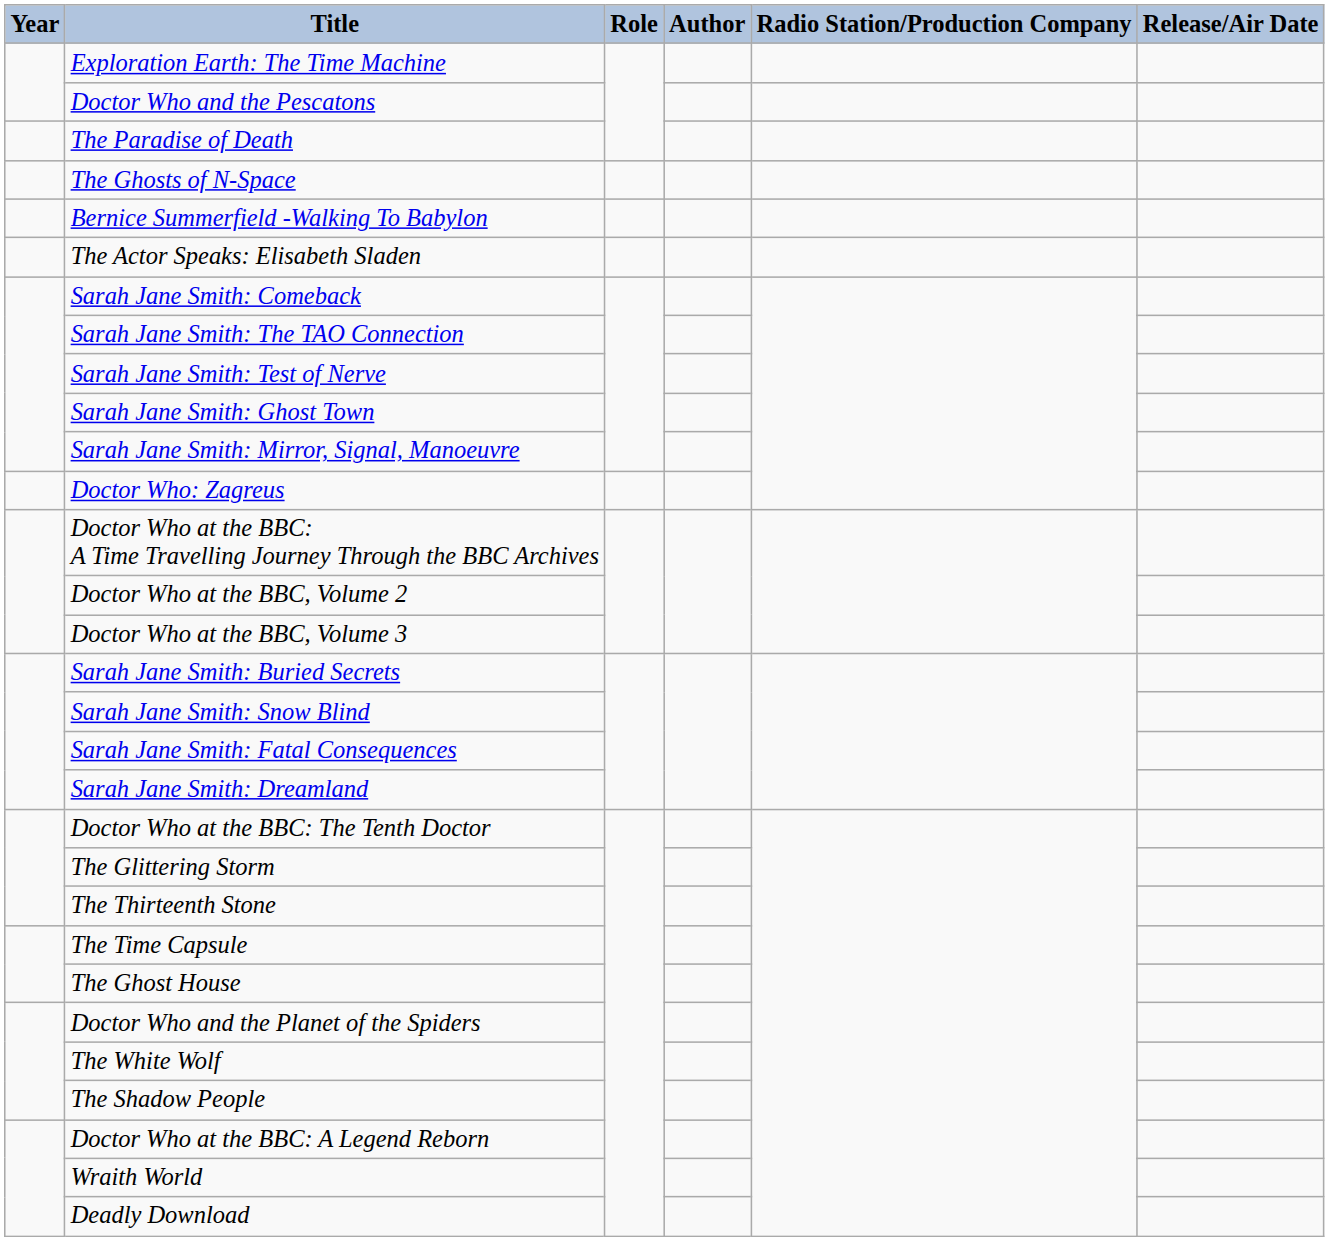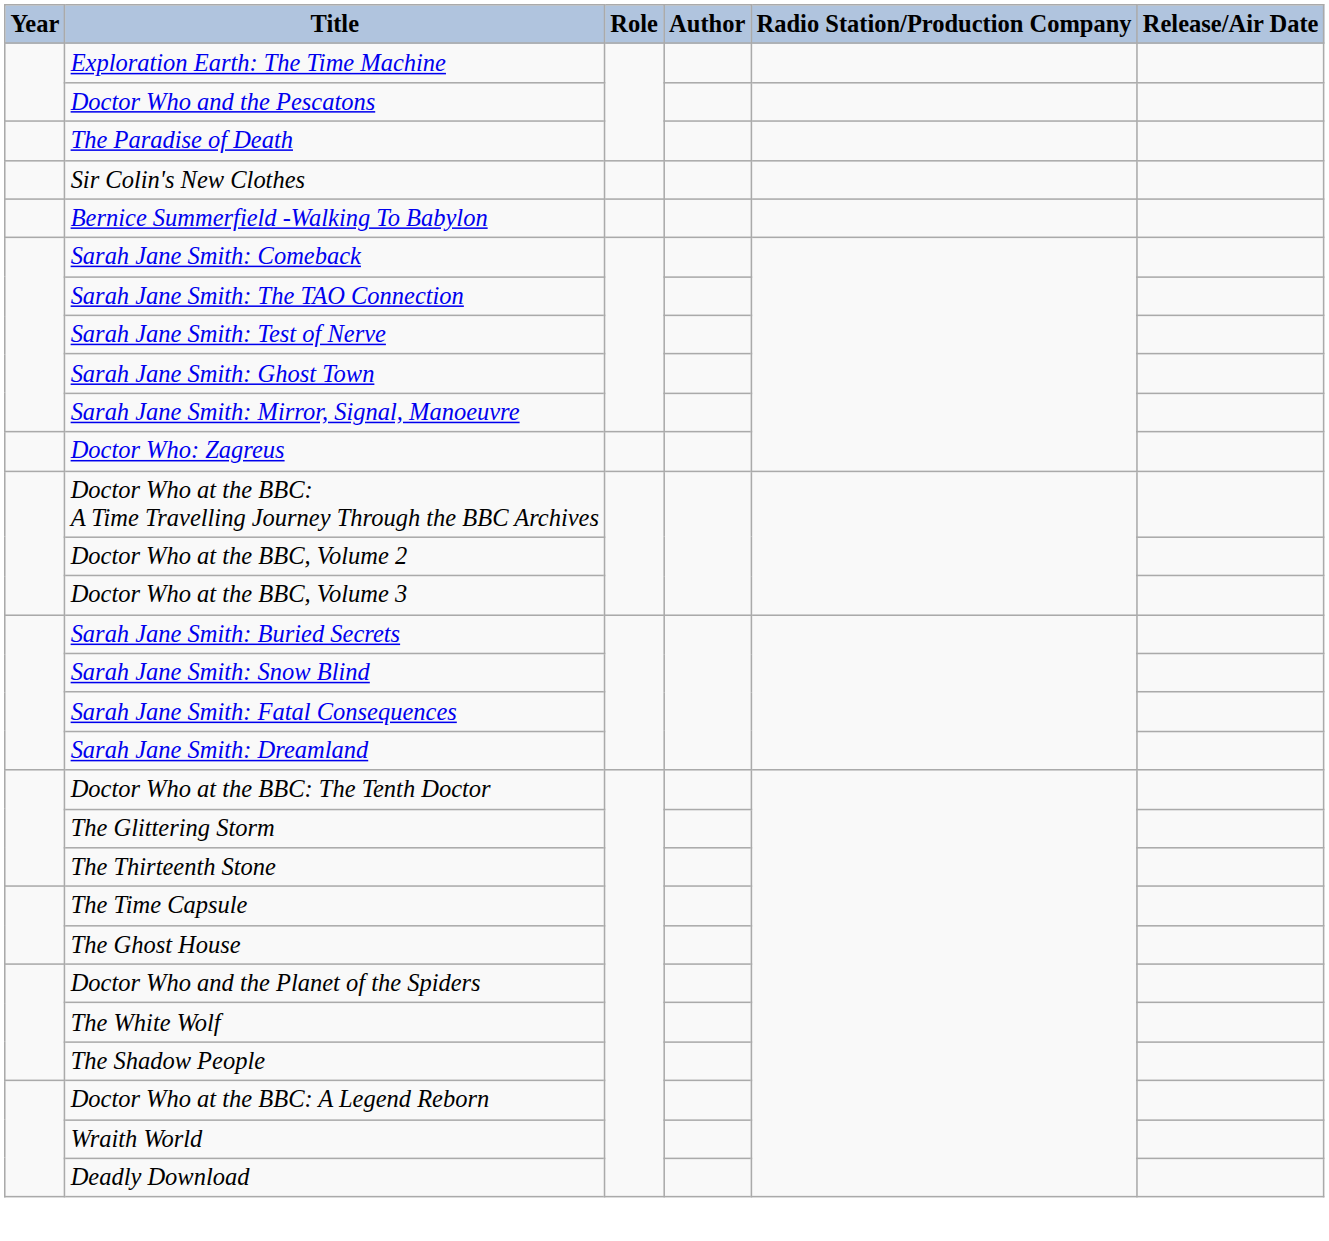+ row: (188, 179)
- row: (183, 179)
- row: (246, 256)
